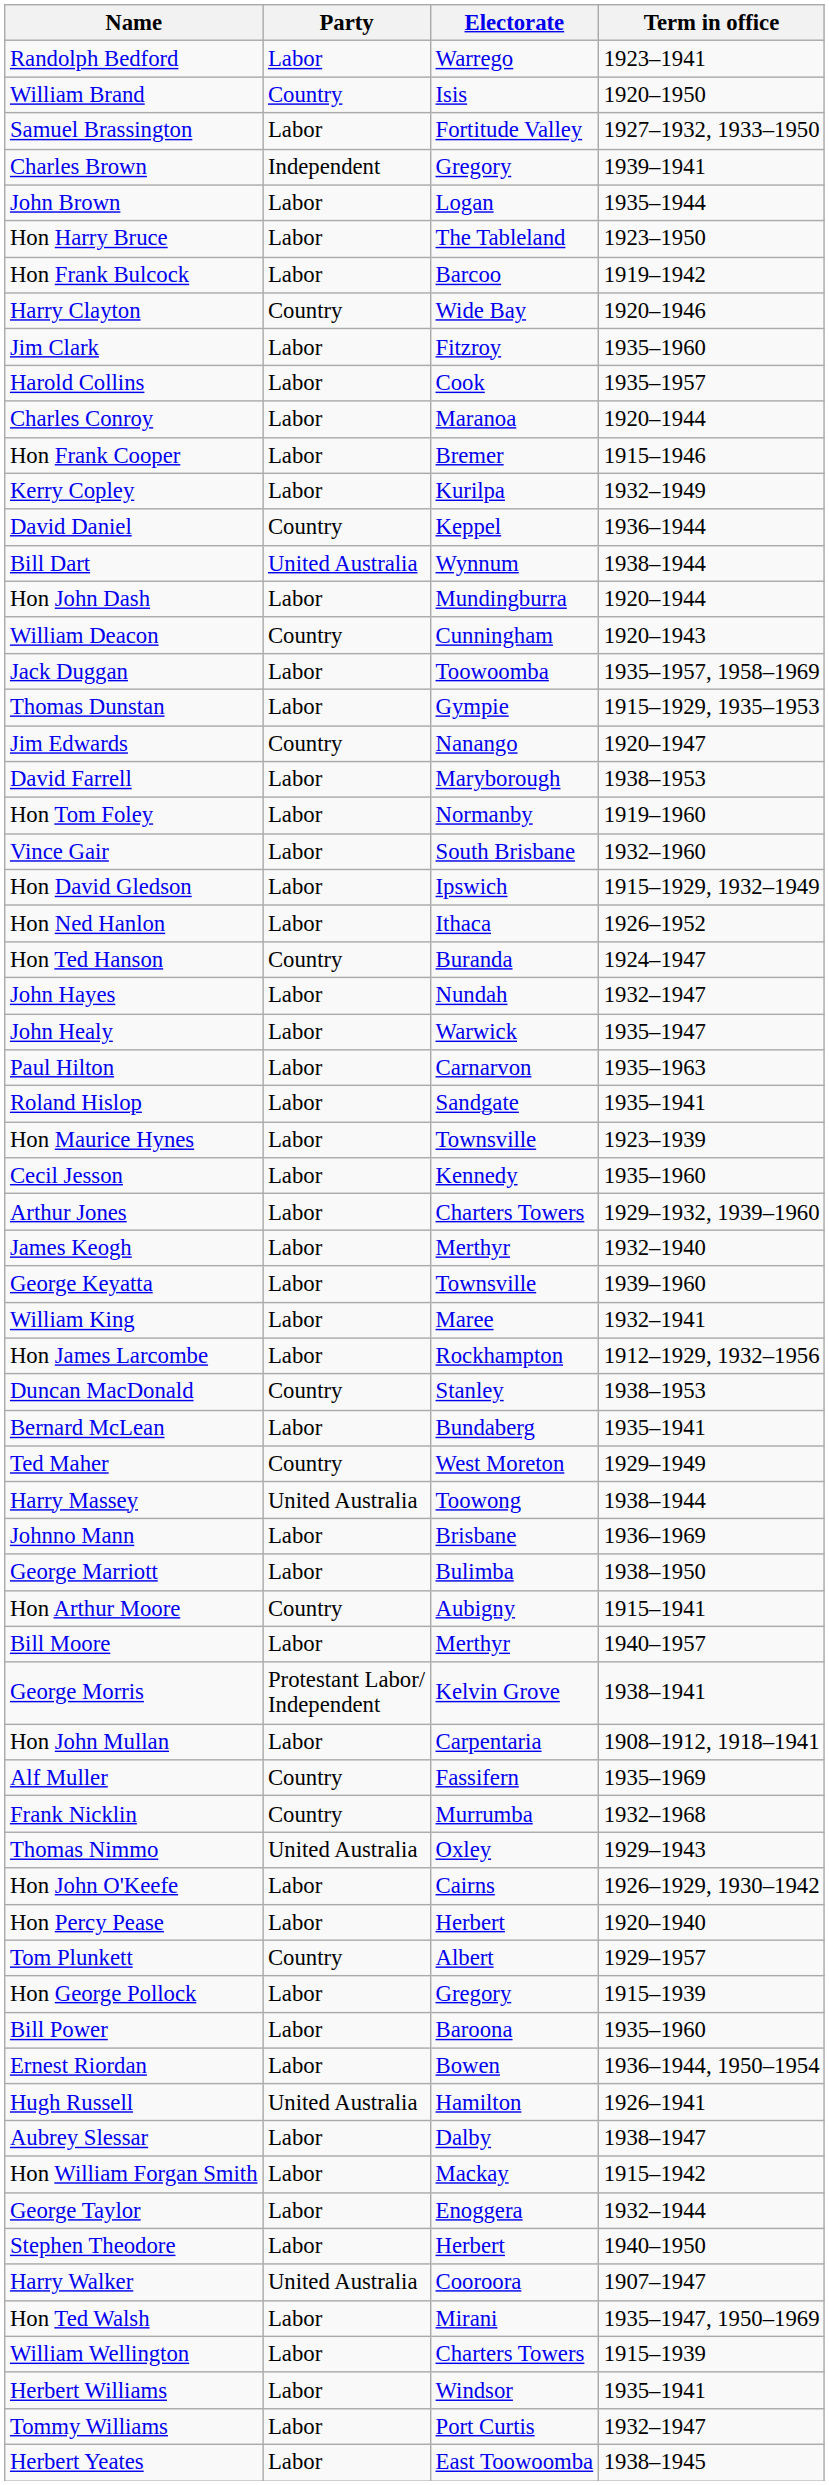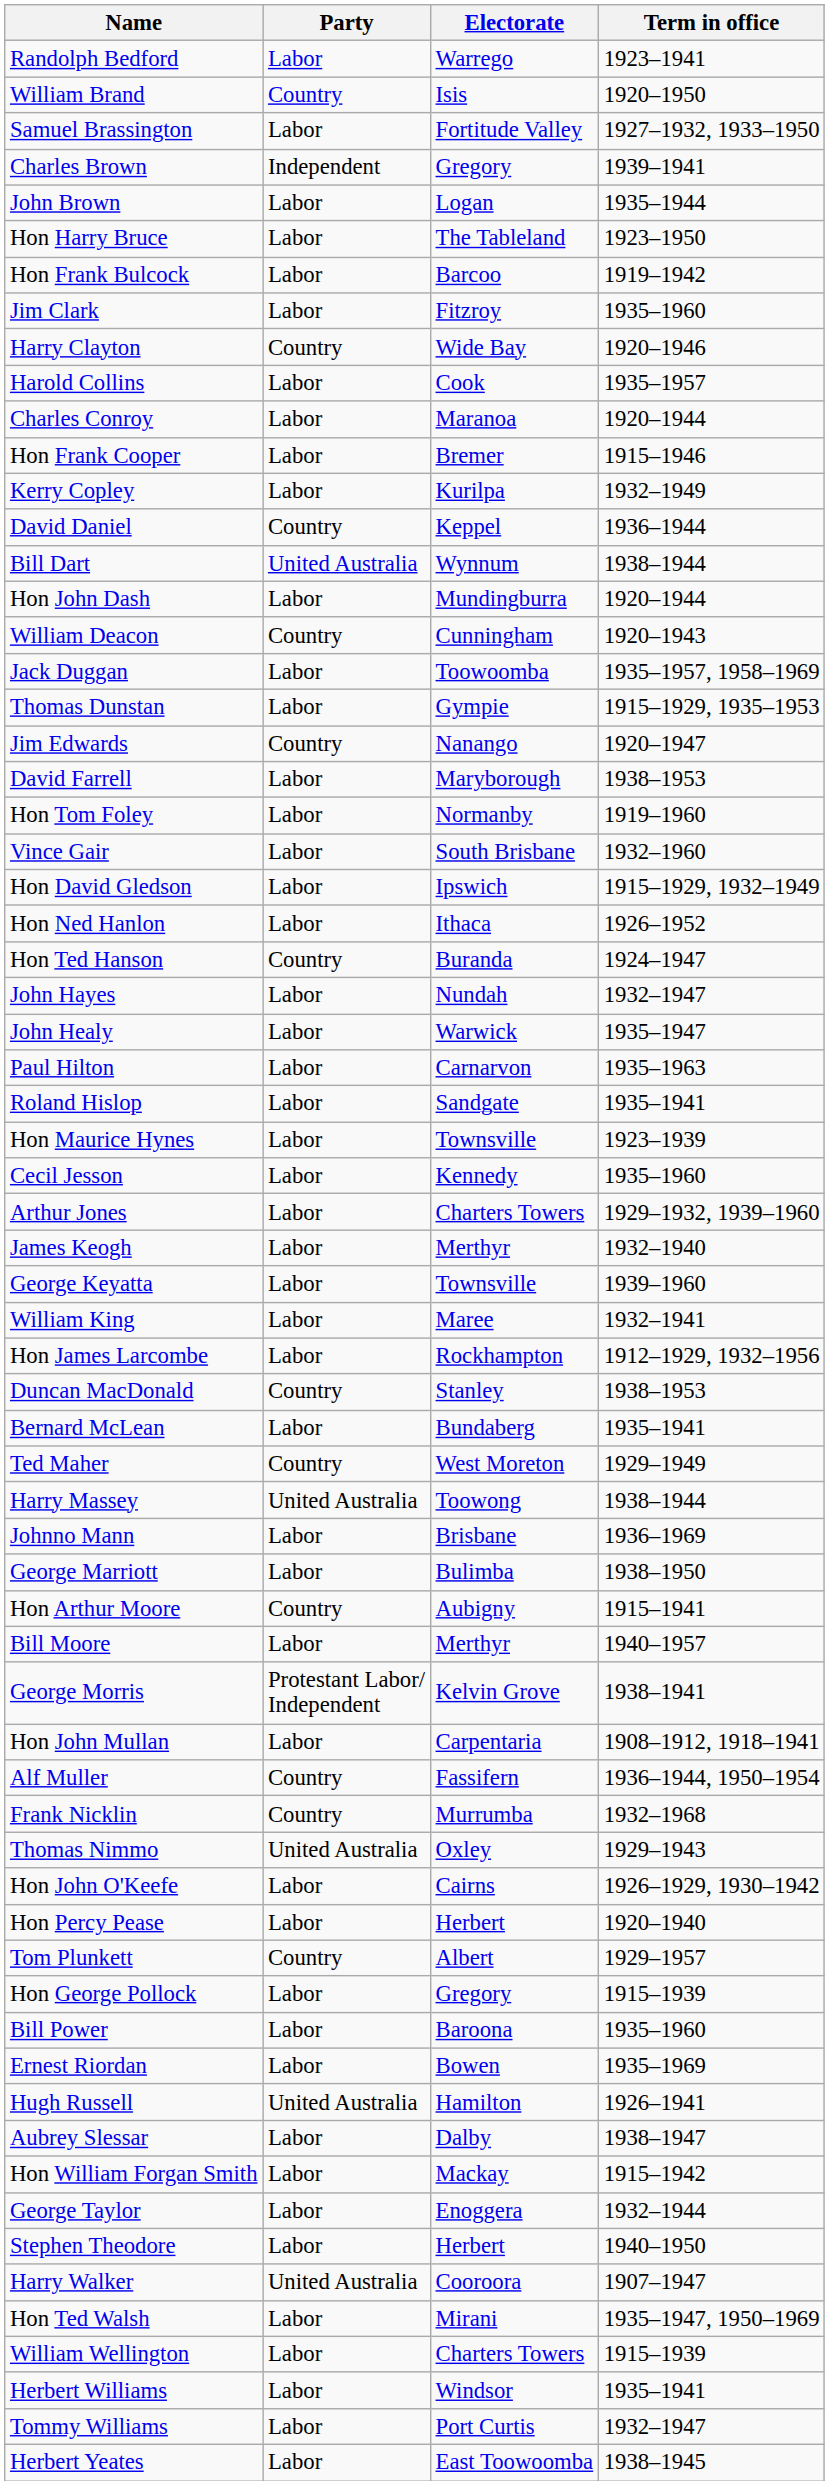rows swapped: (54, 346) <-> (75, 310)
(655, 1777) 1935–1969 -> (712, 1777) 1936–1944, 1950–1954
(712, 2065) 1936–1944, 1950–1954 -> (655, 2065) 1935–1969
